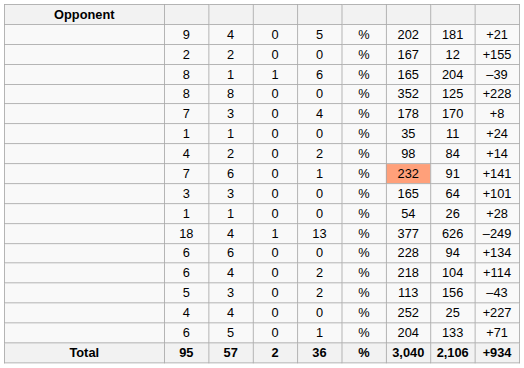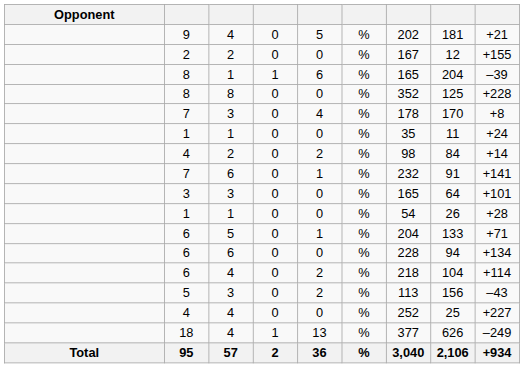(408, 173) lightsalmon background -> (408, 173) no background
rows swapped: (186, 233) <-> (186, 333)
